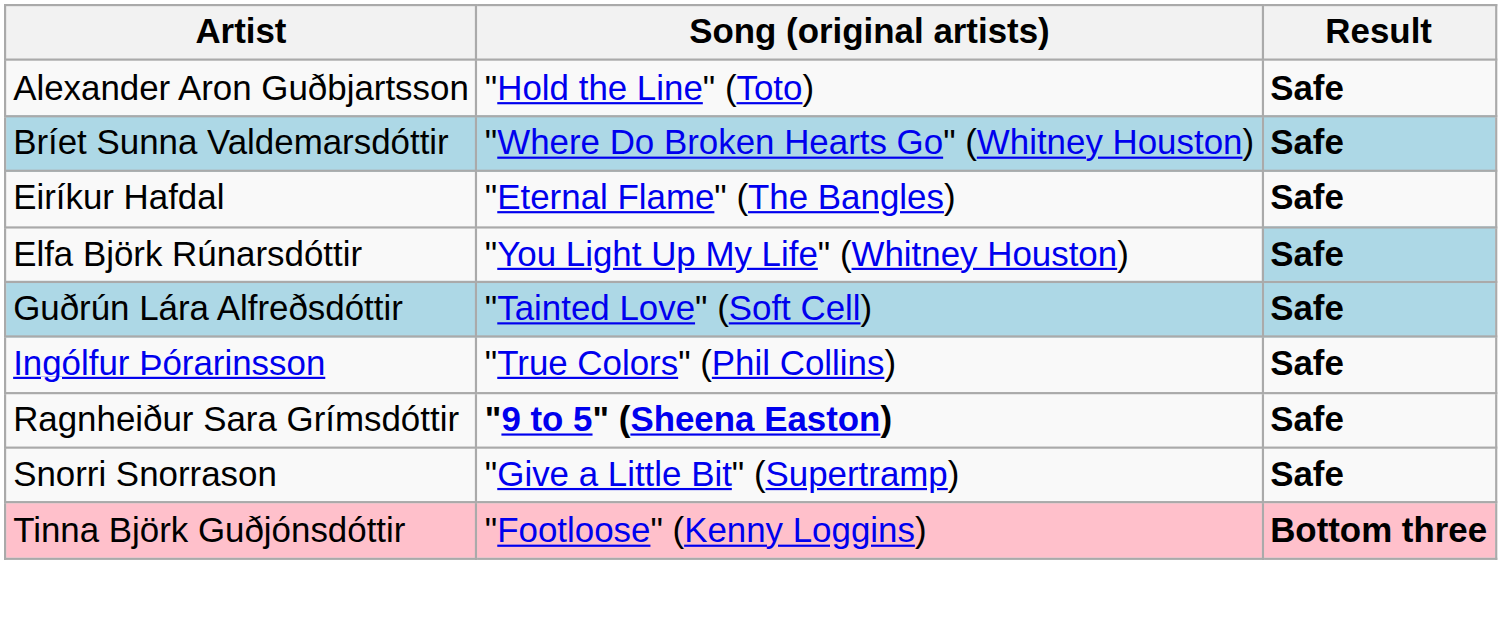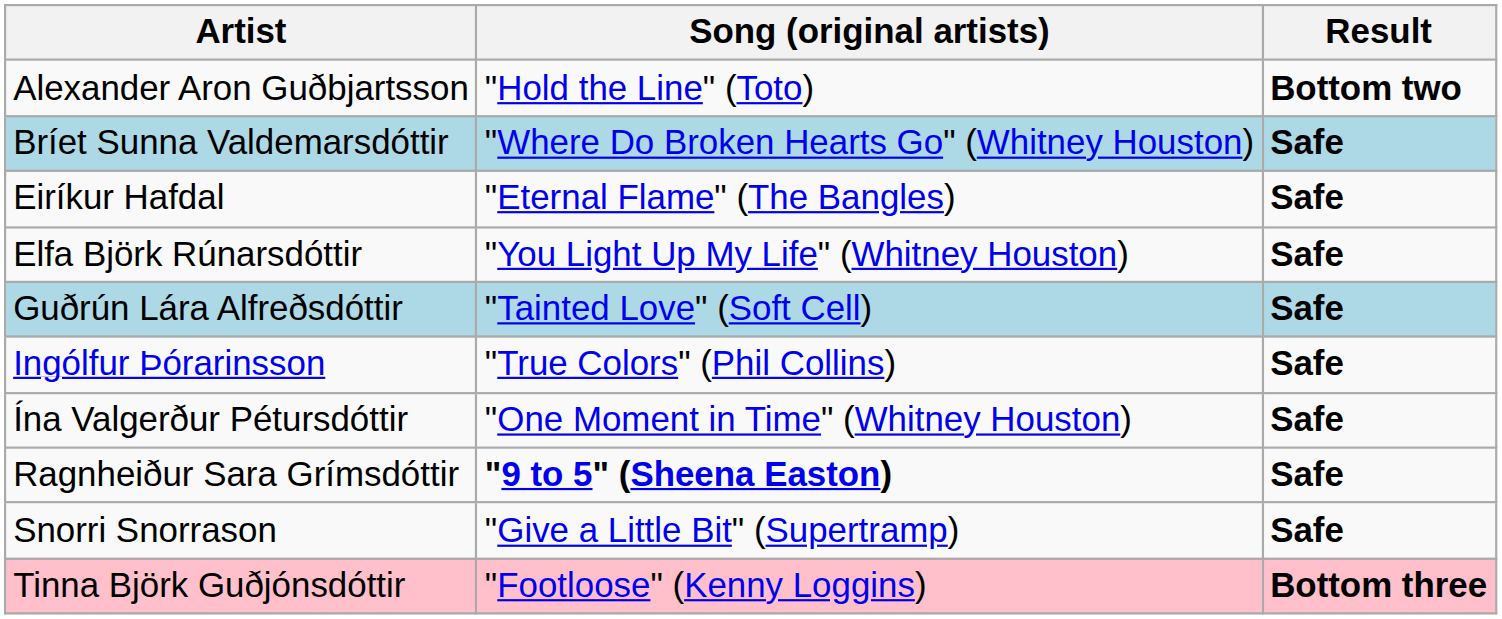(1307, 87) Safe -> (1366, 87) Bottom two
(1307, 253) lightblue background -> (1307, 253) no background
+ row: (211, 419)
